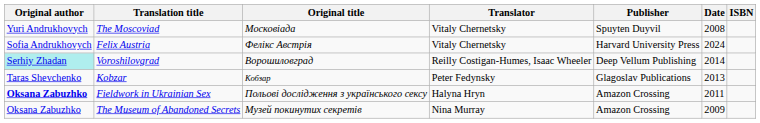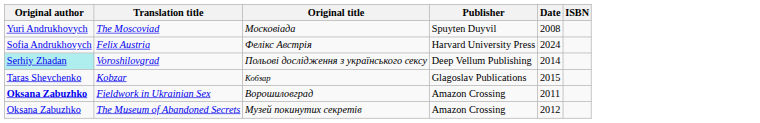- column: (512, 12)
(279, 61) Ворошиловград -> (336, 61) Польові дослідження з українського сексу
(715, 77) 2013 -> (550, 77) 2015
(336, 93) Польові дослідження з українського сексу -> (279, 93) Ворошиловград
(715, 110) 2009 -> (550, 110) 2012
